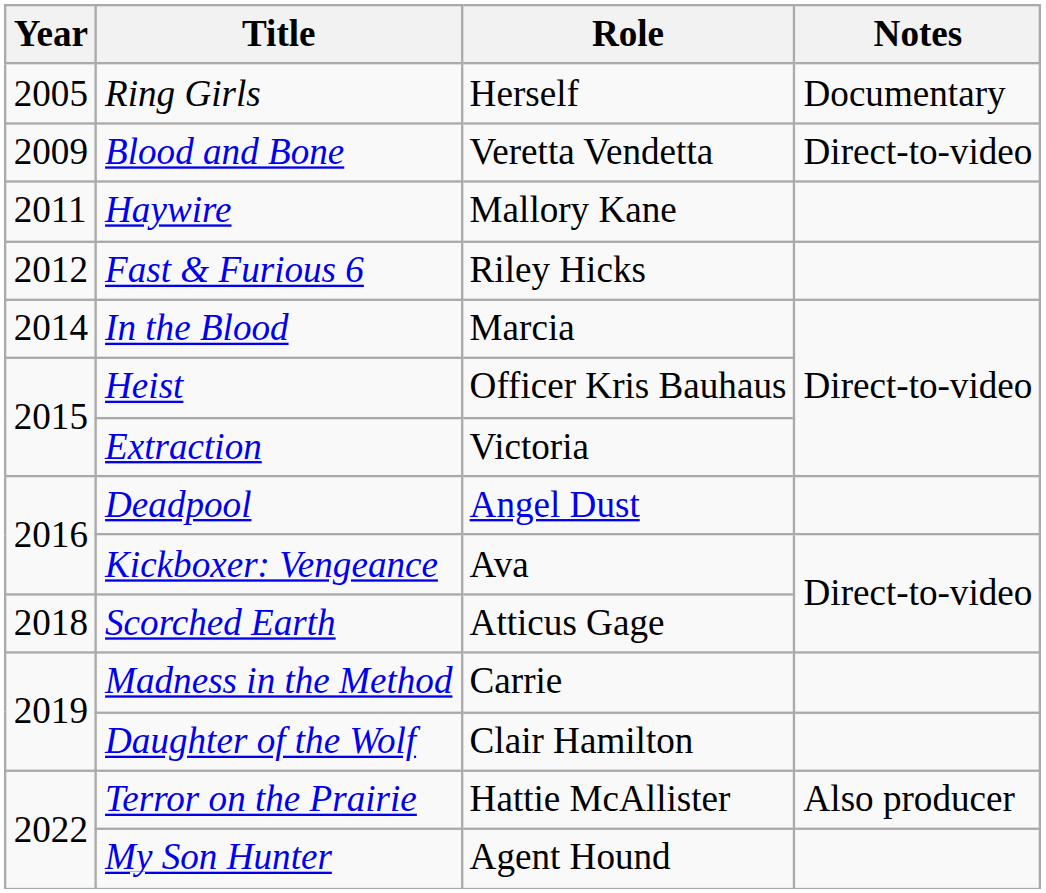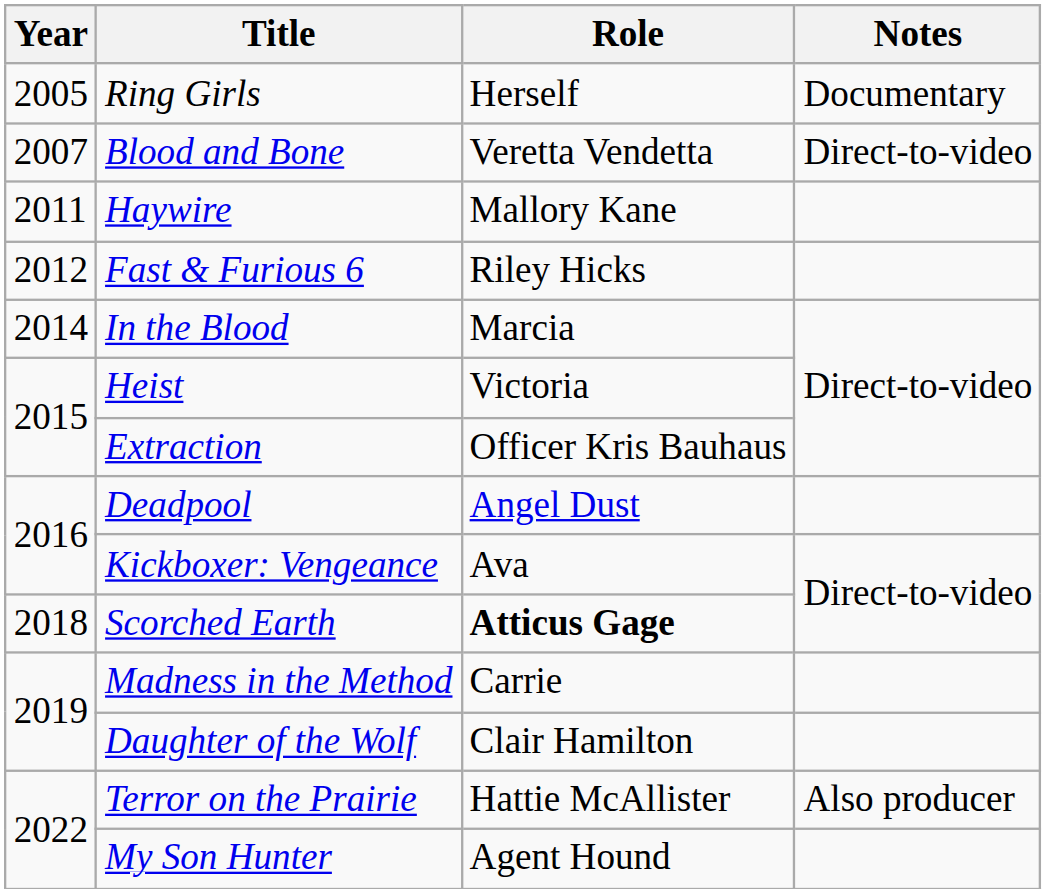(51, 151) 2009 -> (51, 151) 2007
(628, 387) Officer Kris Bauhaus -> (529, 387) Victoria
(529, 446) Victoria -> (628, 446) Officer Kris Bauhaus
(567, 622) normal -> (572, 622) bold
